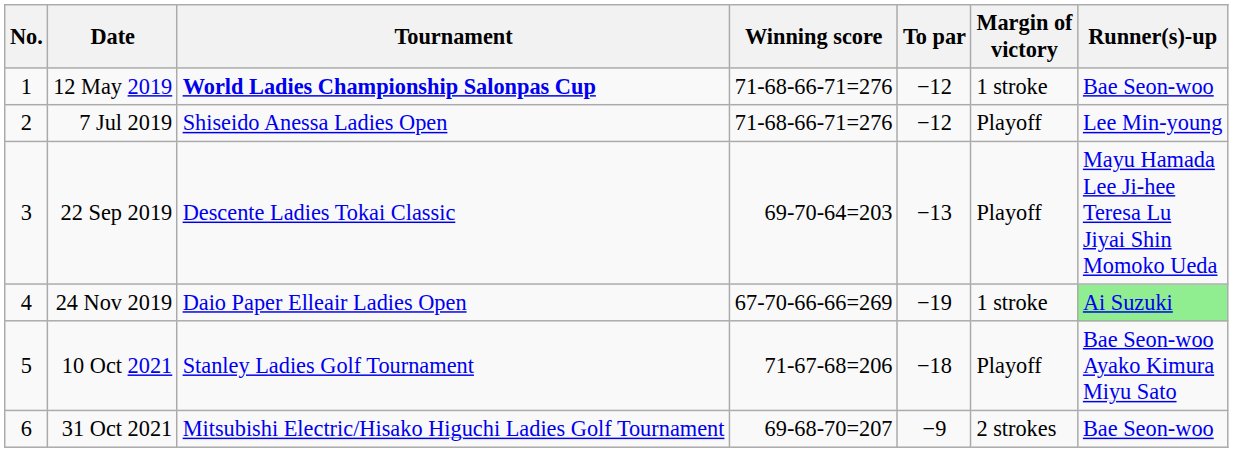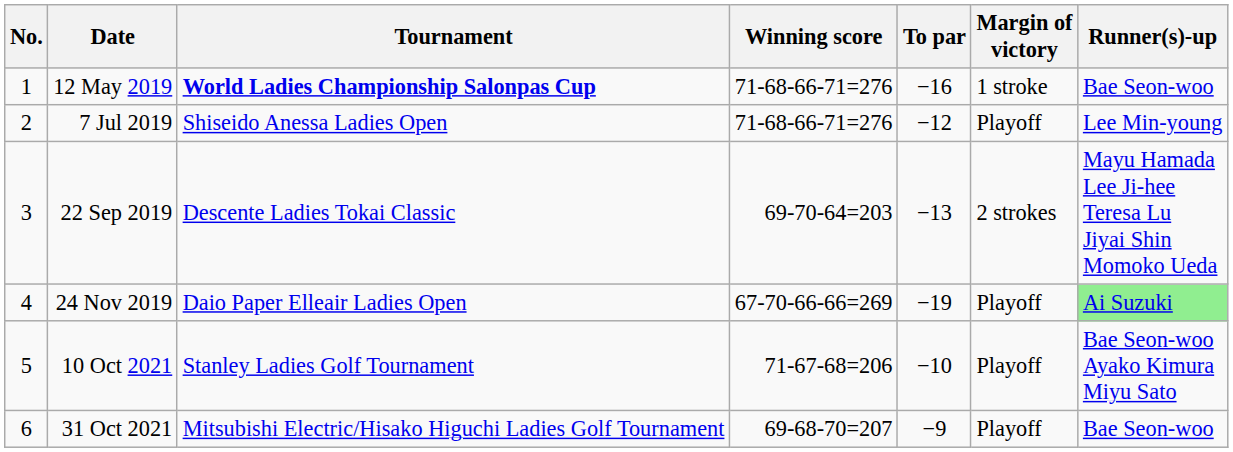(934, 86) −12 -> (934, 86) −16
(1009, 213) Playoff -> (1016, 213) 2 strokes
(1012, 302) 1 stroke -> (1009, 302) Playoff
(934, 366) −18 -> (934, 366) −10
(1016, 429) 2 strokes -> (1009, 429) Playoff
